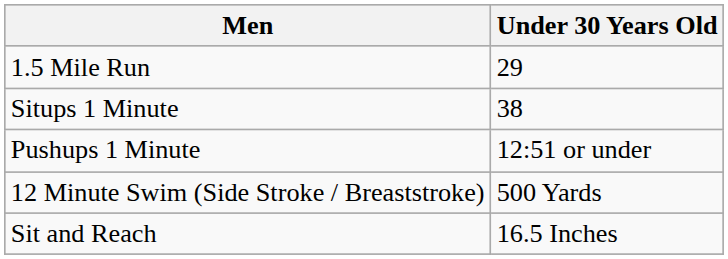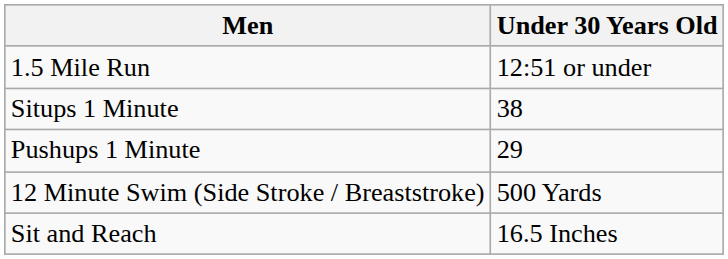(510, 66) 29 -> (574, 66) 12:51 or under
(574, 150) 12:51 or under -> (510, 150) 29
